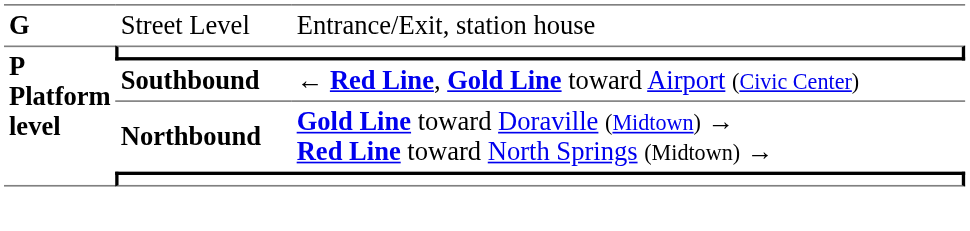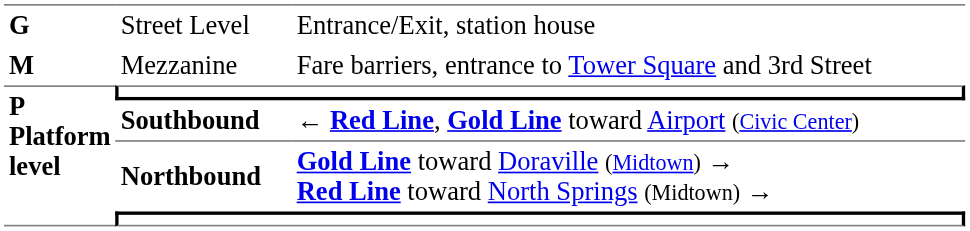+ row: (179, 65)
